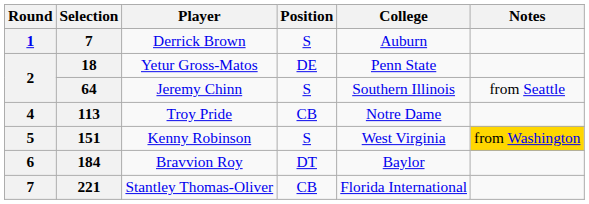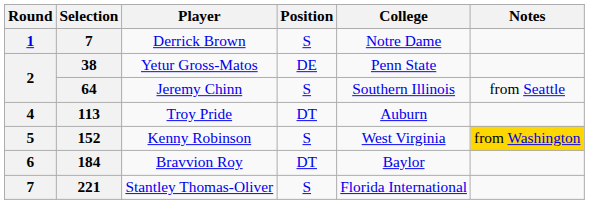(404, 41) Auburn -> (404, 41) Notre Dame
(89, 65) 18 -> (89, 65) 38
(307, 114) CB -> (307, 114) DT
(404, 114) Notre Dame -> (404, 114) Auburn
(89, 138) 151 -> (89, 138) 152
(307, 187) CB -> (307, 187) S
